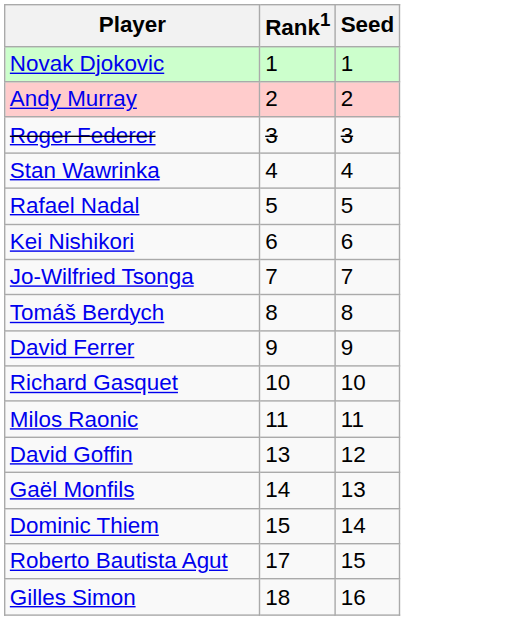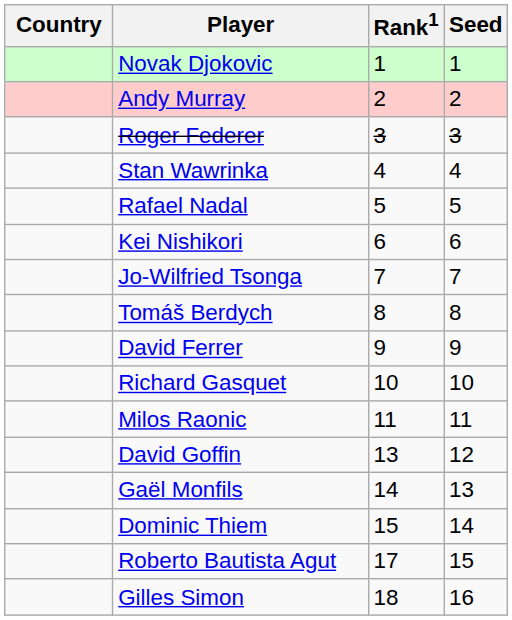+ column: (59, 25)
